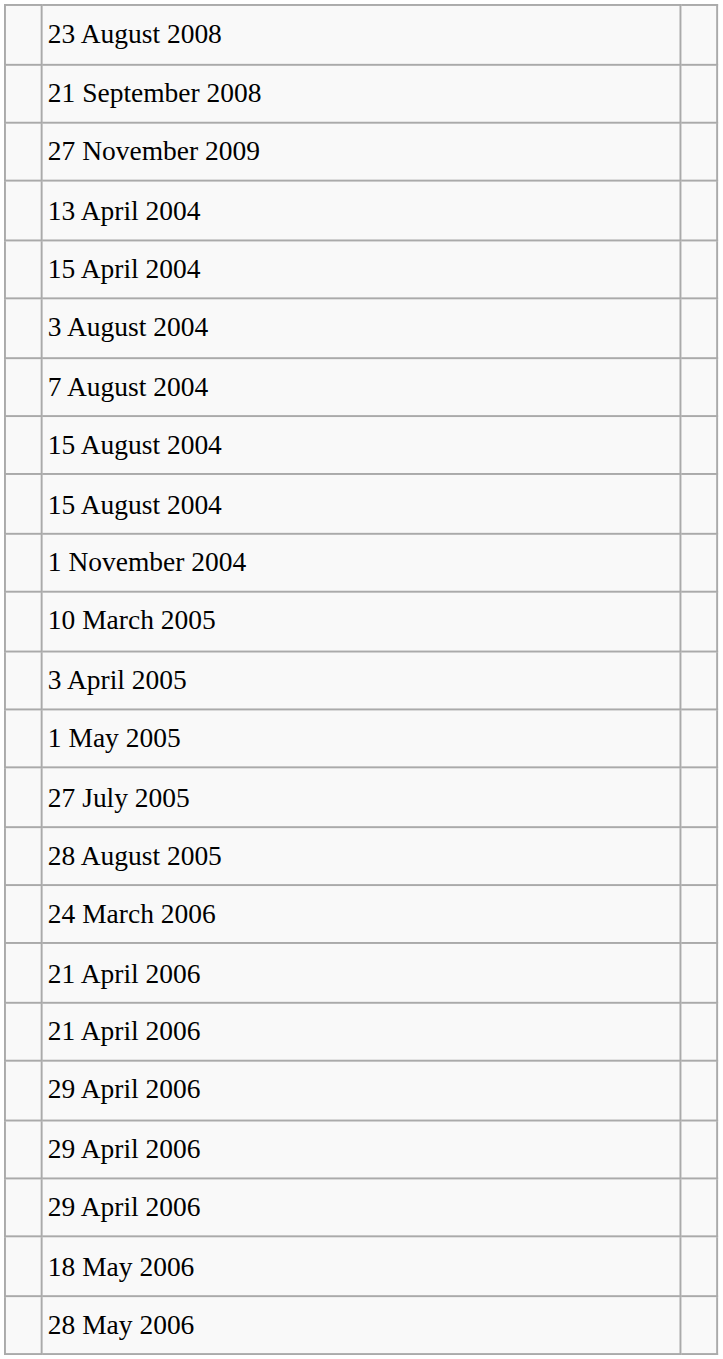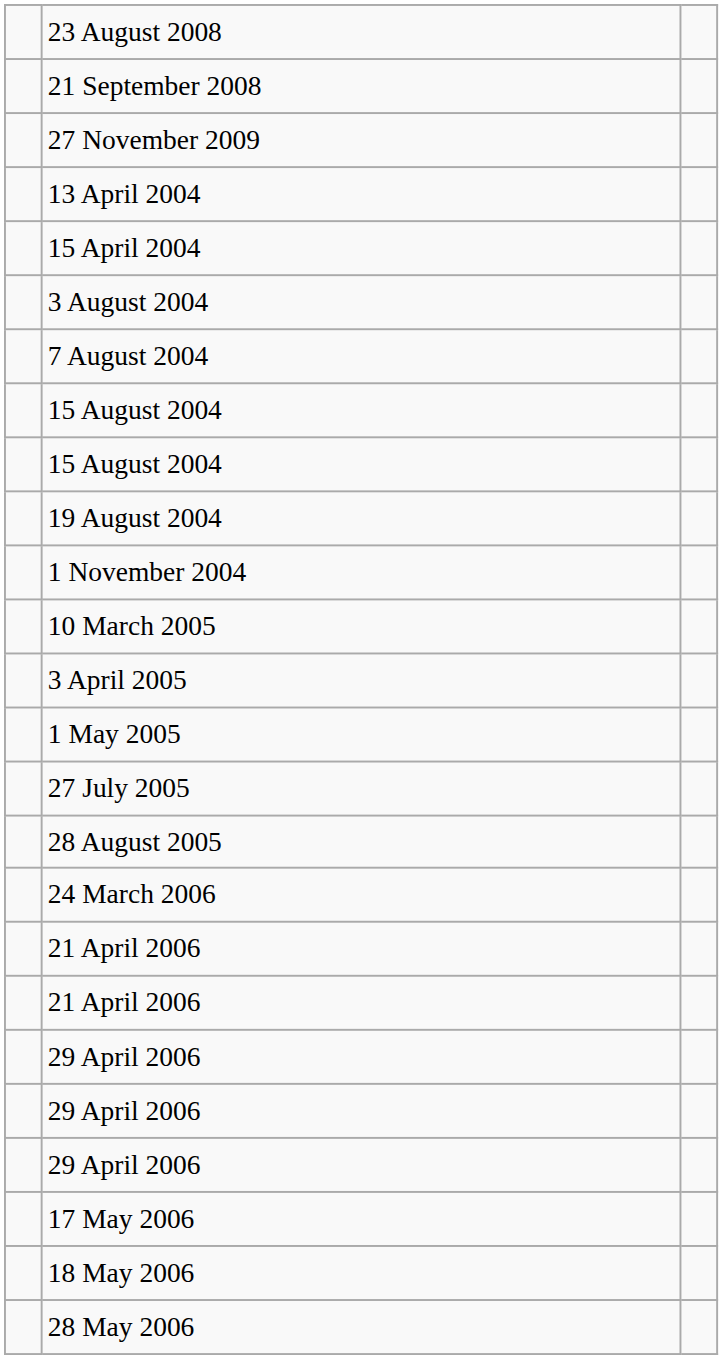+ row: (23, 518)
+ row: (23, 1219)
